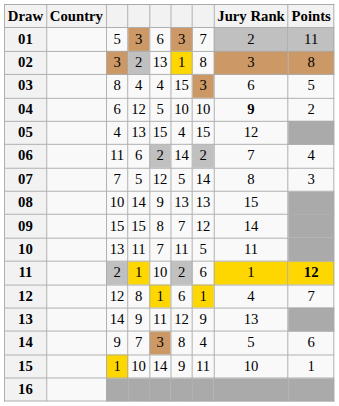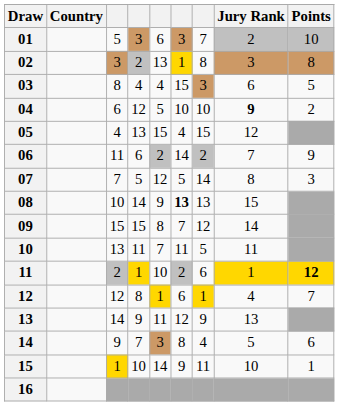(311, 39) 11 -> (311, 39) 10
(311, 156) 4 -> (311, 156) 9
(182, 202) normal -> (182, 202) bold
